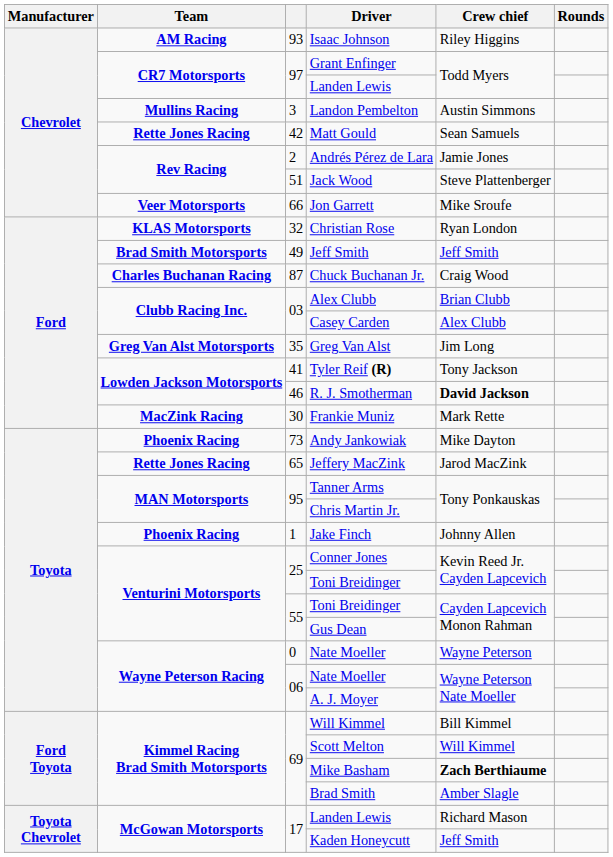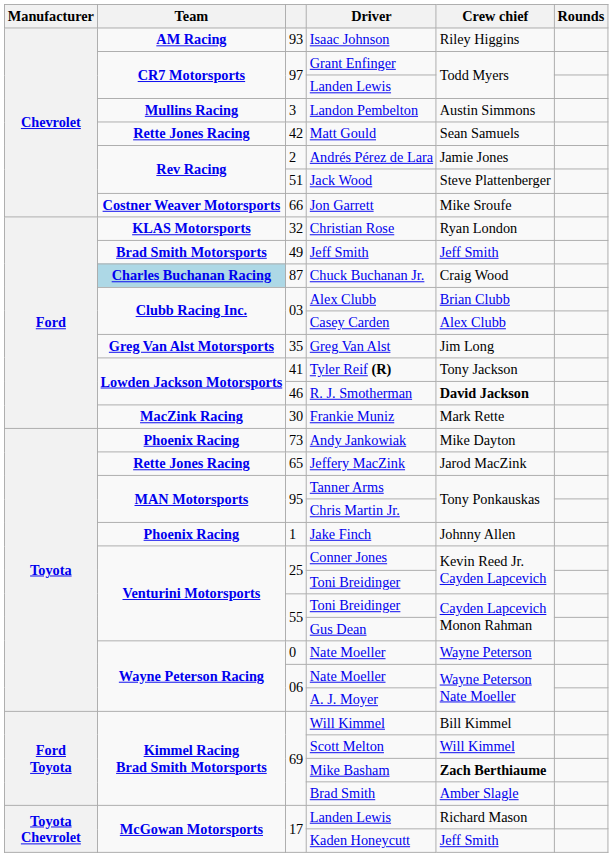(191, 204) Veer Motorsports -> (191, 204) Costner Weaver Motorsports
(191, 275) no background -> (191, 275) lightblue background
